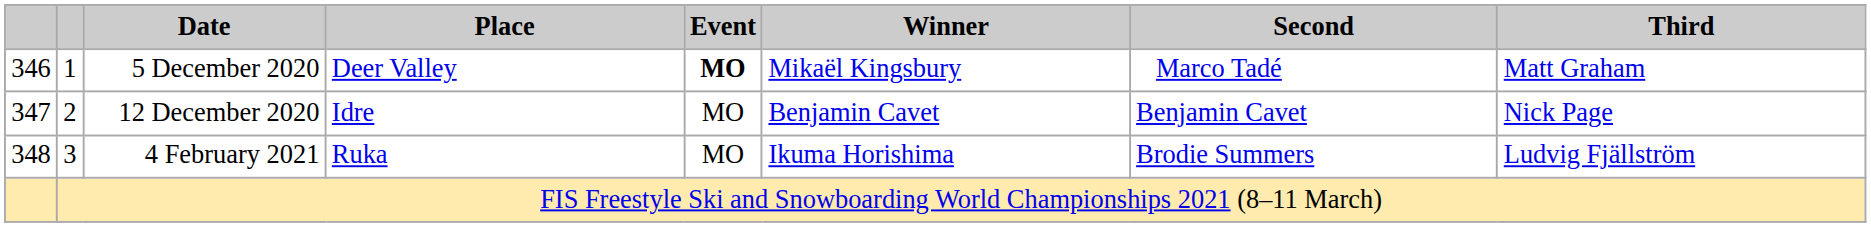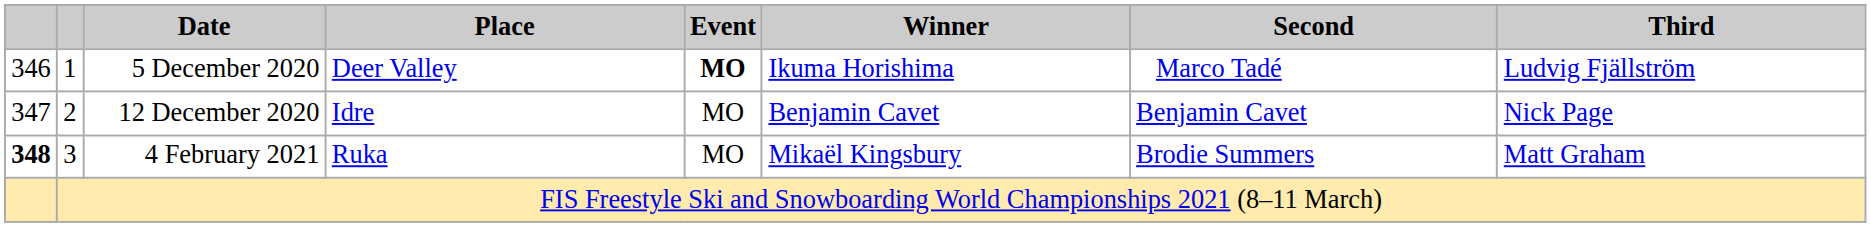(865, 69) Mikaël Kingsbury -> (861, 69) Ikuma Horishima
(1575, 69) Matt Graham -> (1599, 69) Ludvig Fjällström
(31, 155) normal -> (31, 155) bold
(861, 155) Ikuma Horishima -> (865, 155) Mikaël Kingsbury
(1599, 155) Ludvig Fjällström -> (1575, 155) Matt Graham
